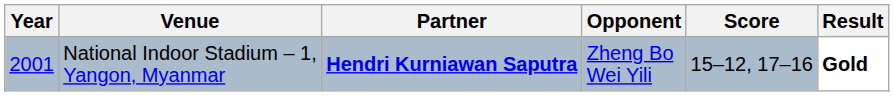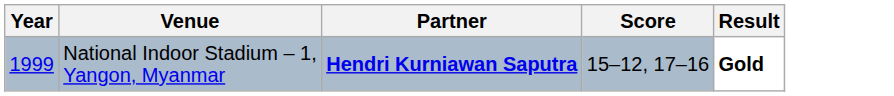- column: (634, 21)
(32, 64) 2001 -> (32, 64) 1999
